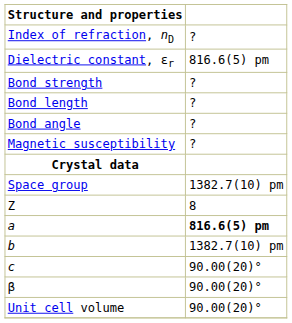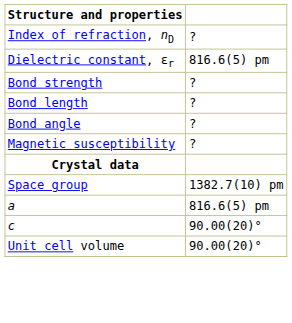- row: (11, 206)
(229, 226) bold -> (229, 206) normal
- row: (11, 246)
- row: (11, 287)
